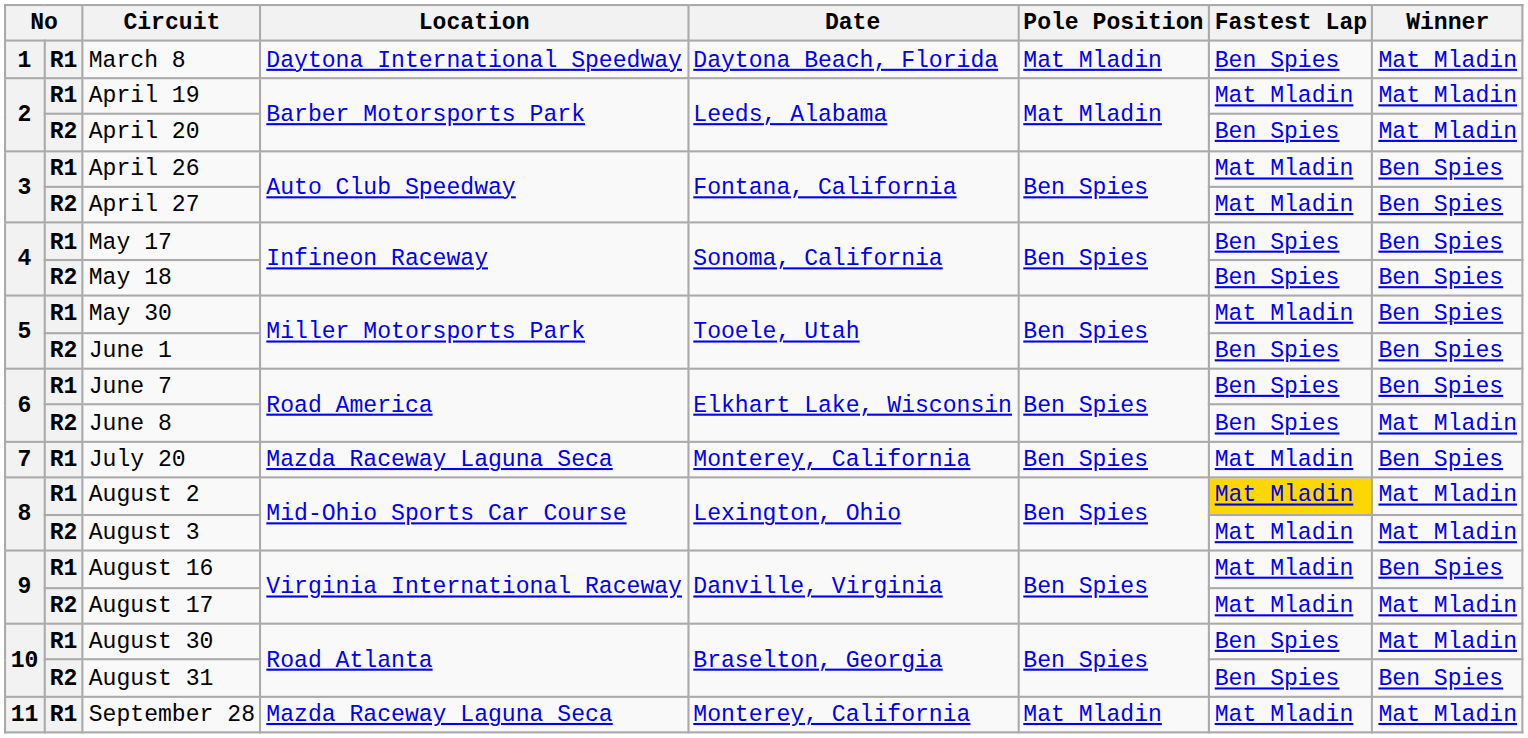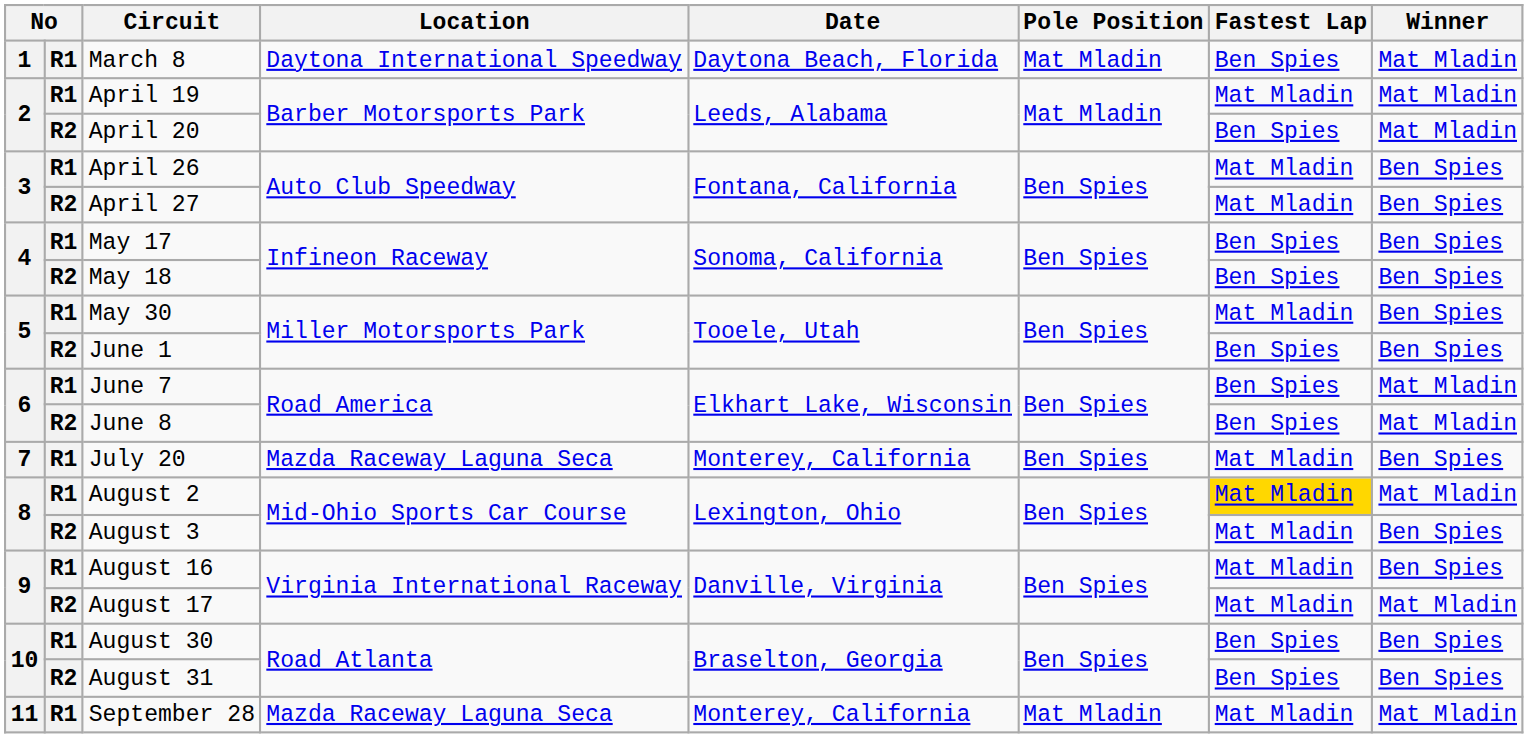(1441, 387) Ben Spies -> (1448, 387) Mat Mladin
(1448, 533) Mat Mladin -> (1441, 533) Ben Spies
(1448, 642) Mat Mladin -> (1441, 642) Ben Spies
